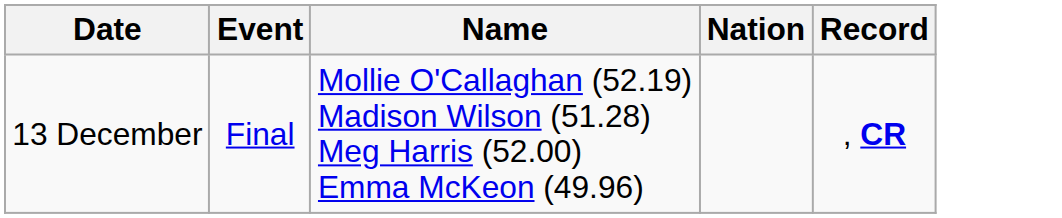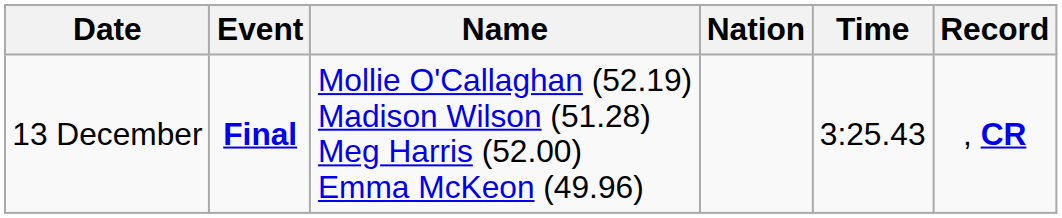+ column: (873, 29)
(260, 133) normal -> (260, 133) bold
